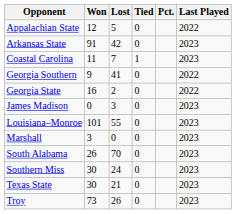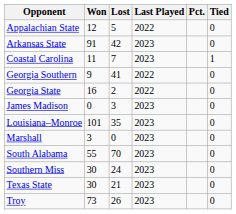columns swapped: (144, 12) <-> (204, 12)
(116, 122) 55 -> (116, 122) 35
(92, 153) 26 -> (92, 153) 55
